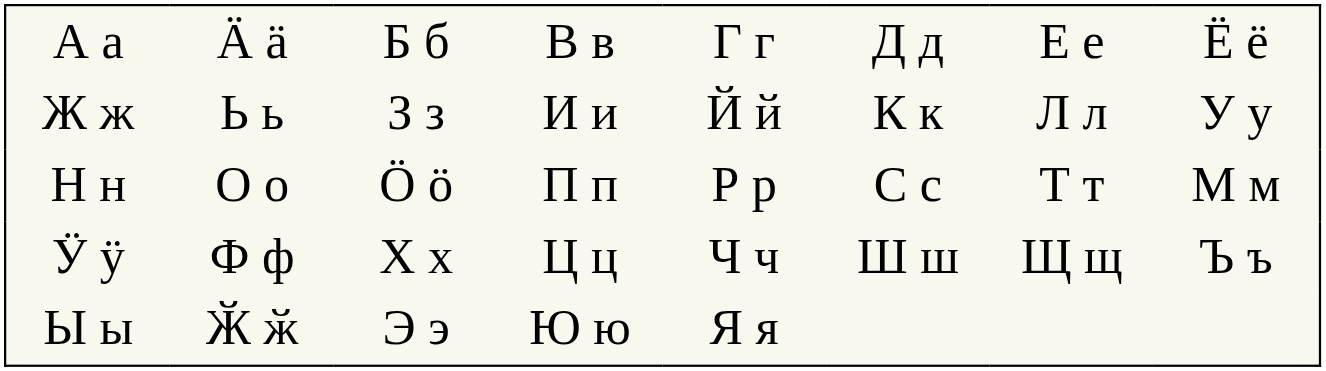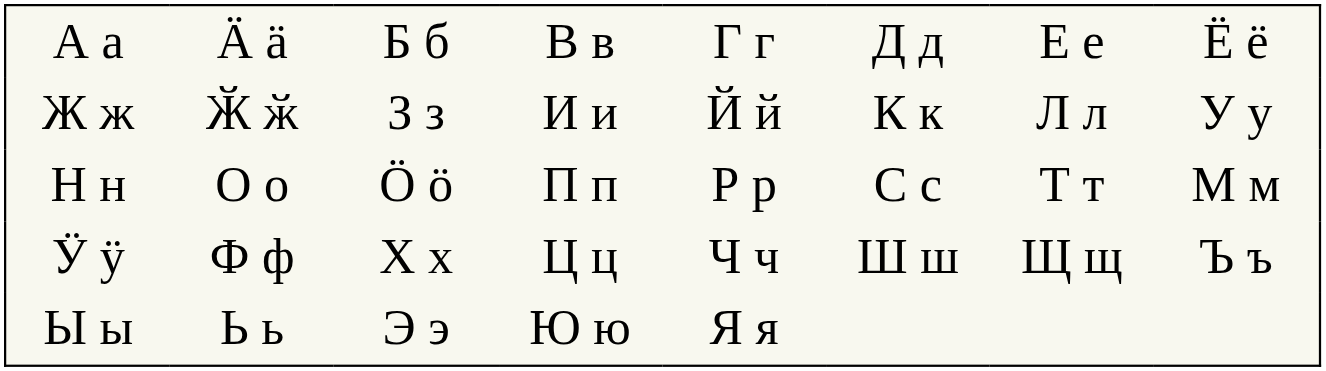(252, 113) Ь ь -> (252, 113) Ӂ ӂ
(252, 328) Ӂ ӂ -> (252, 328) Ь ь
